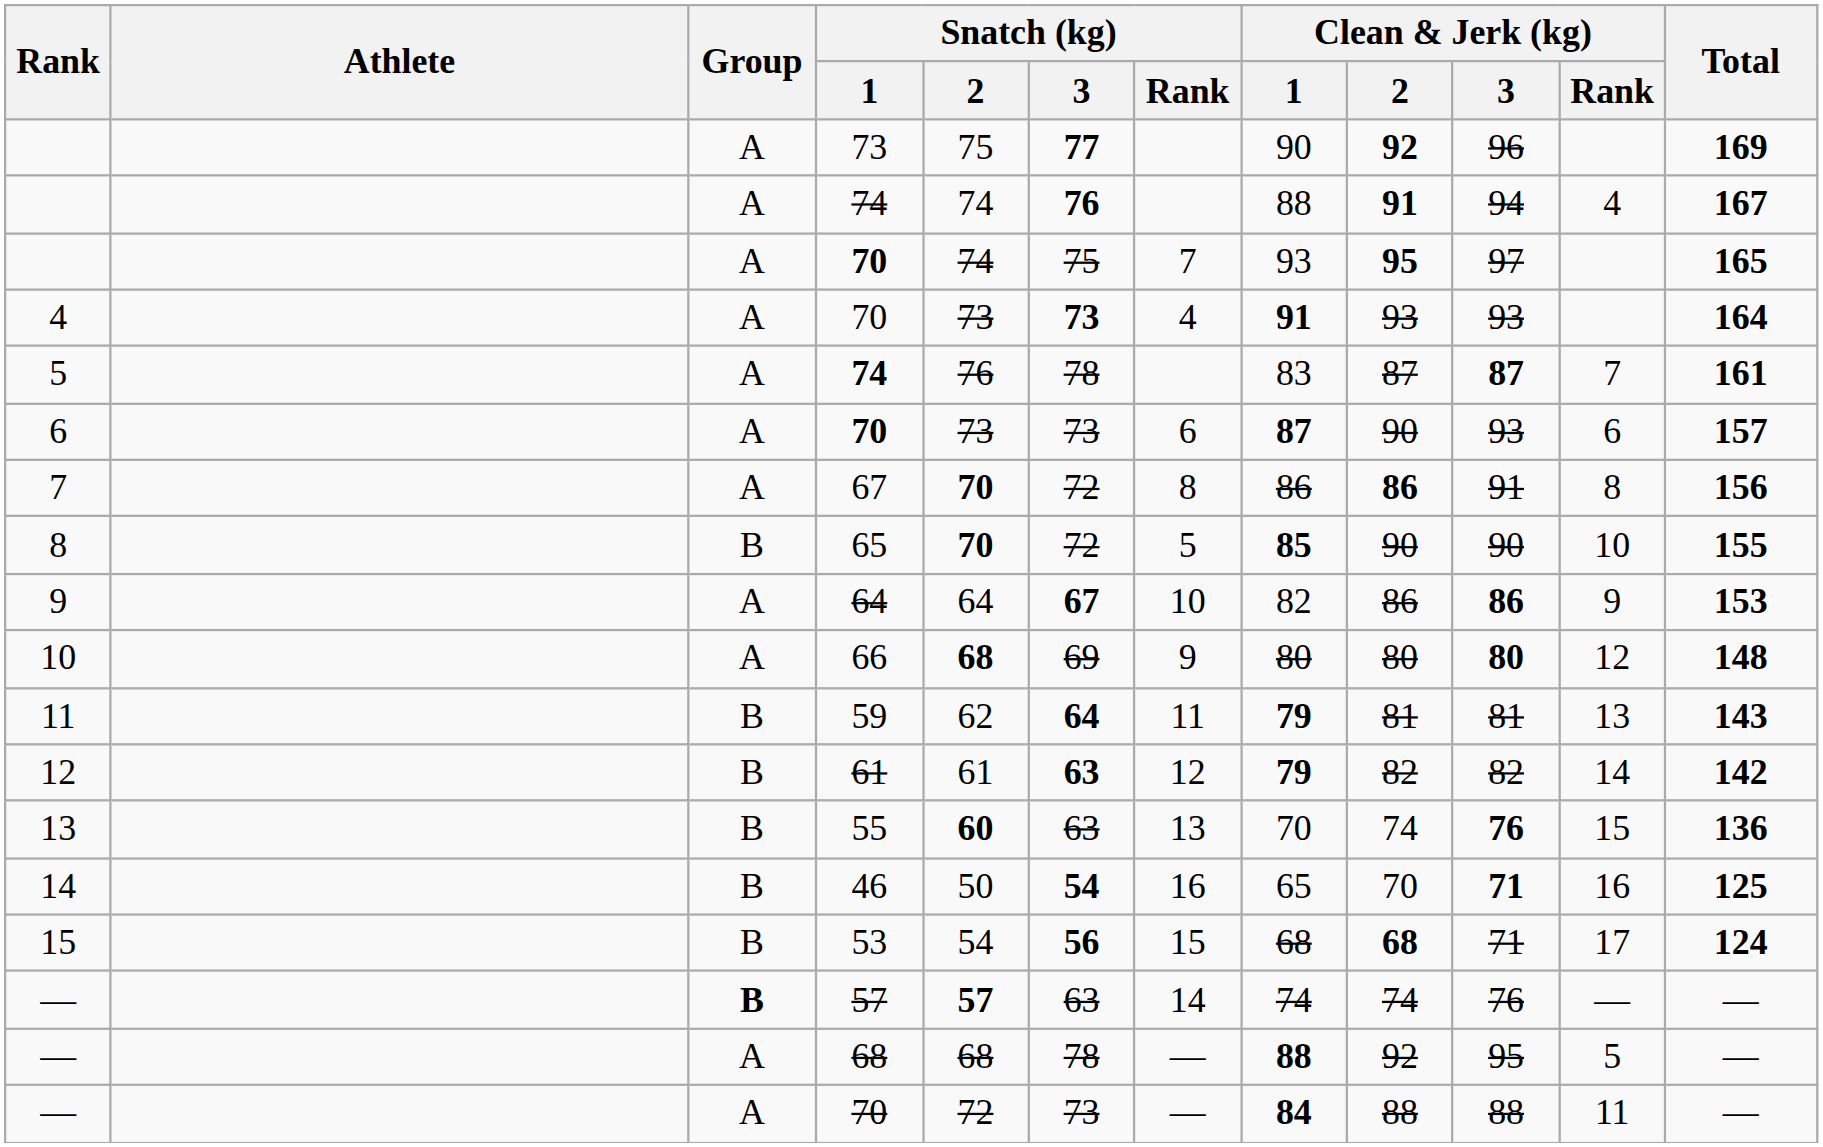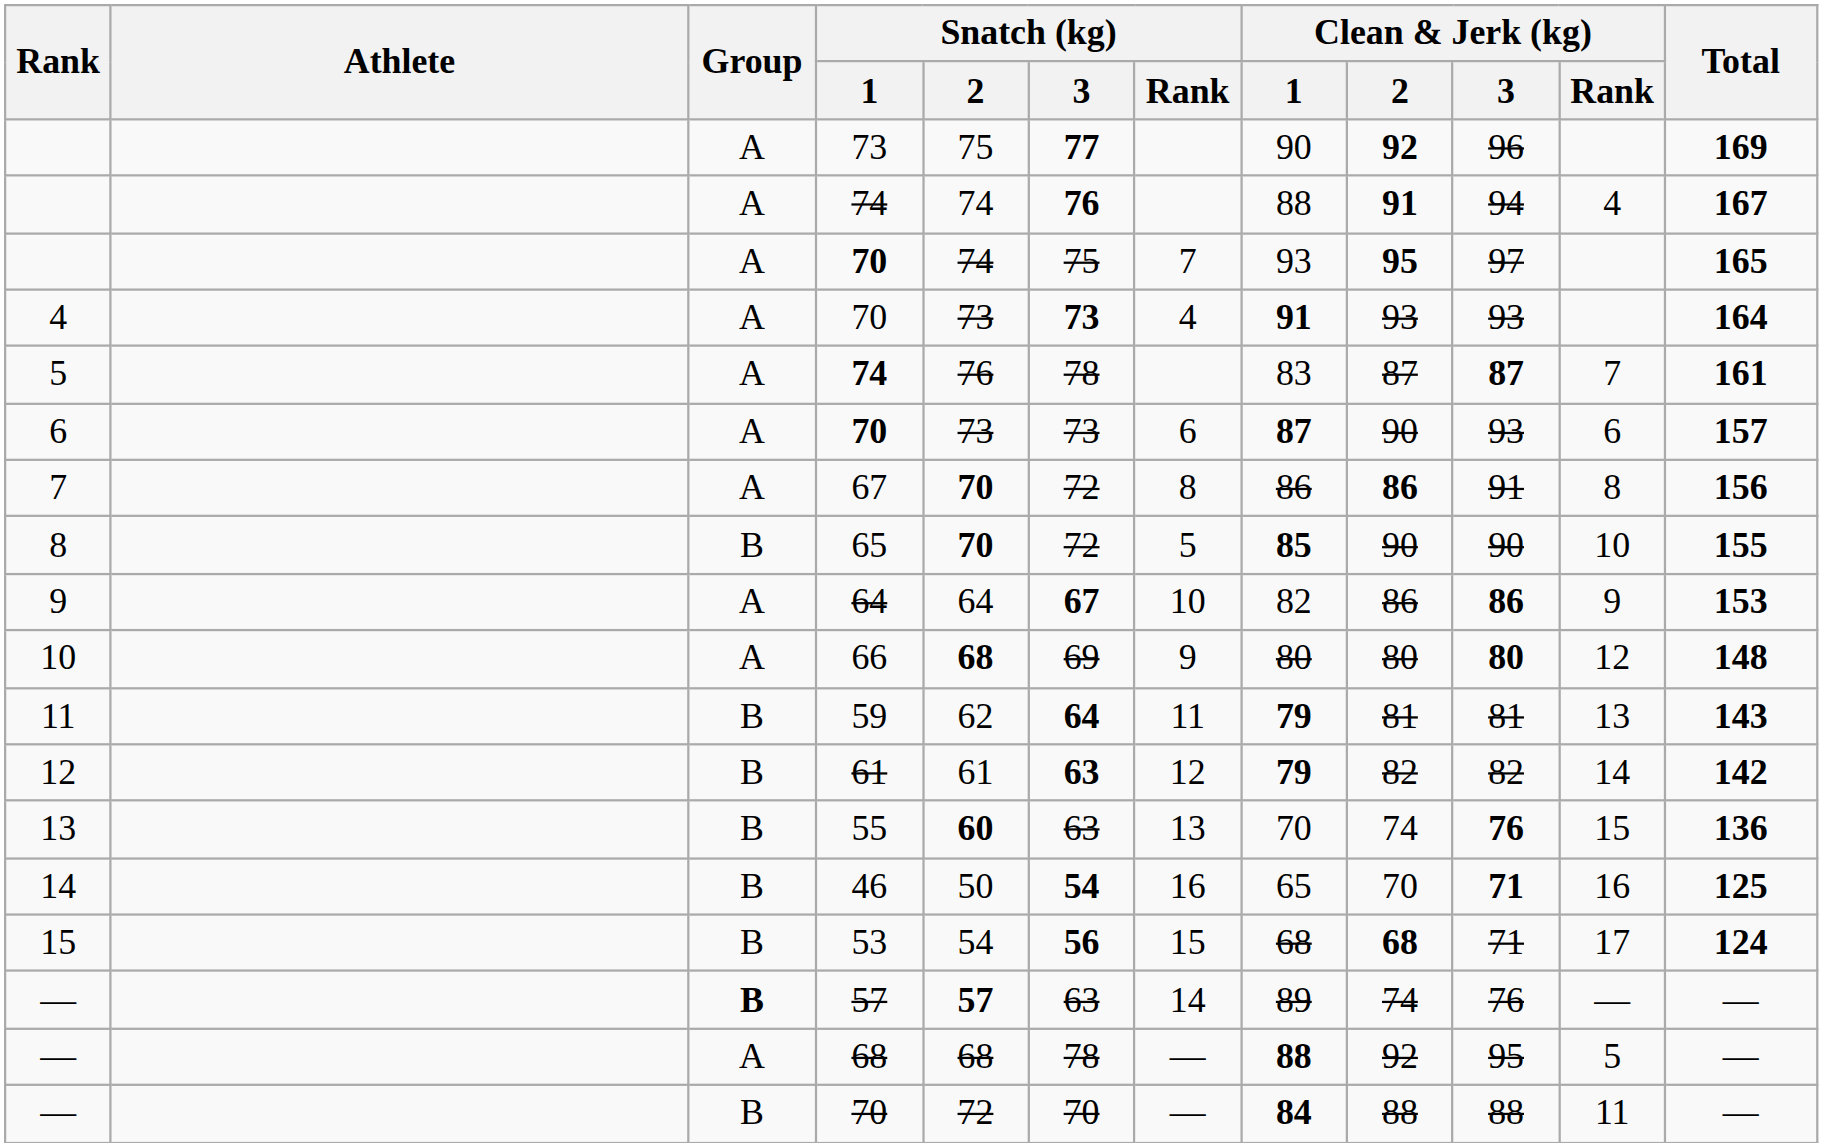(1294, 999) 74 -> (1294, 999) 89
(752, 1112) A -> (752, 1112) B
(1082, 1112) 73 -> (1082, 1112) 70
